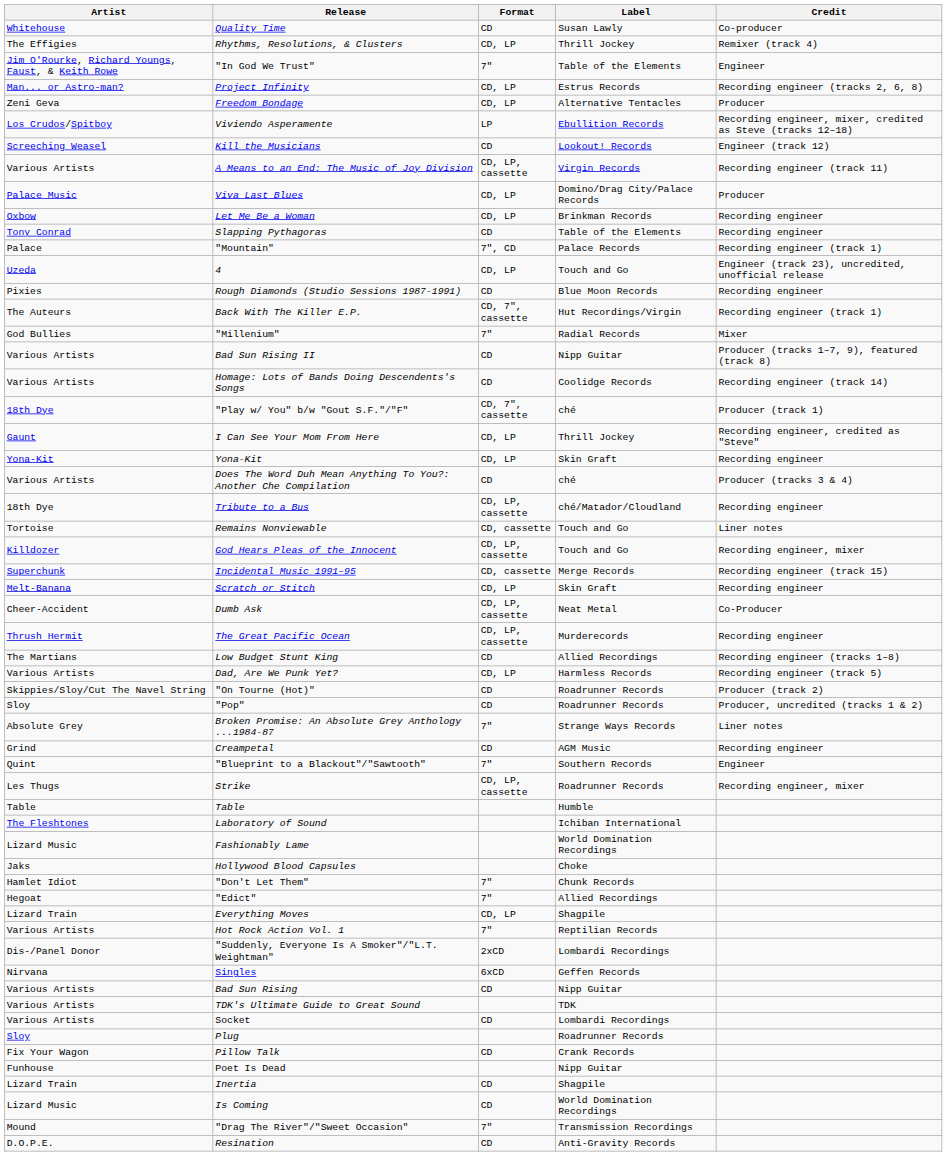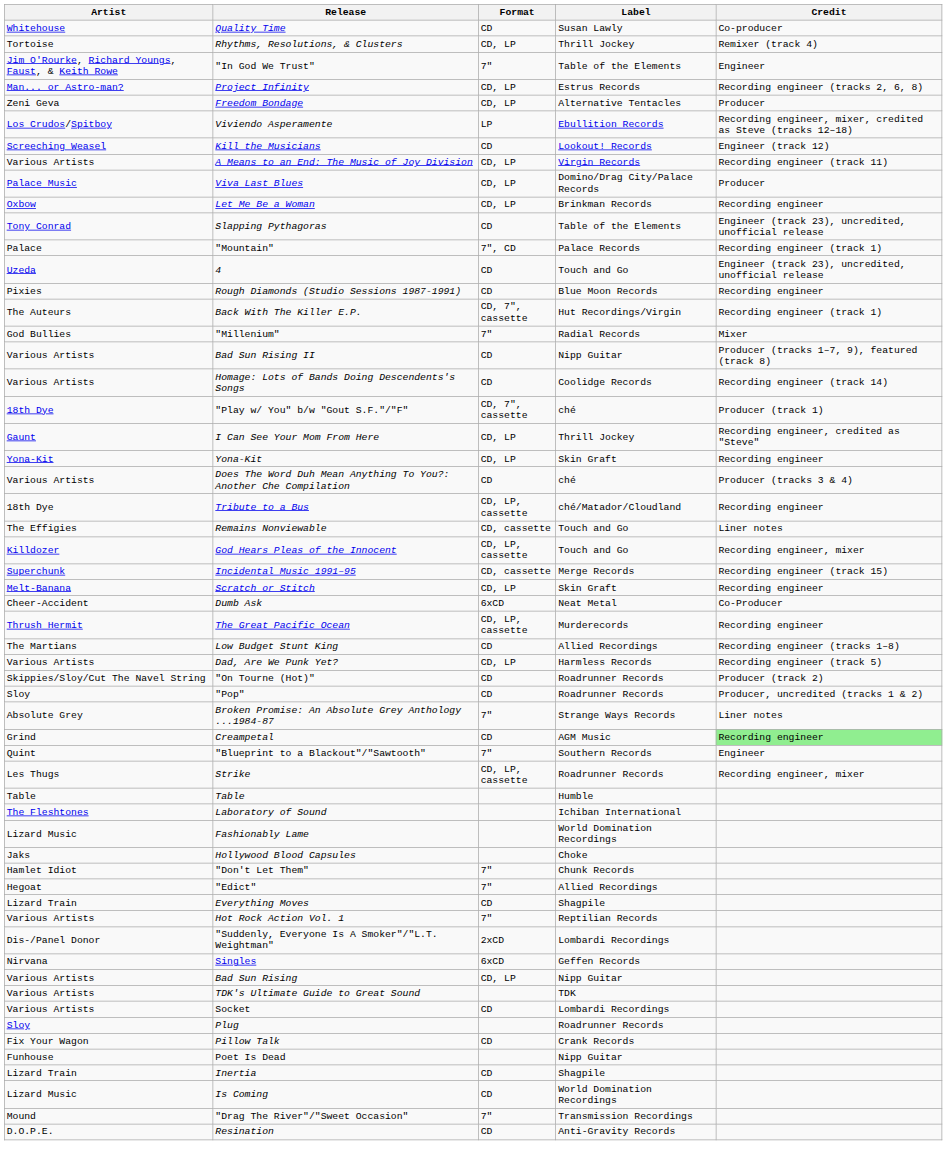(42, 44) The Effigies -> (30, 44) Tortoise
(504, 168) CD, LP, cassette -> (498, 162) CD, LP
(771, 232) Recording engineer -> (812, 226) Engineer (track 23), uncredited, unofficial release
(498, 270) CD, LP -> (487, 270) CD
(30, 529) Tortoise -> (42, 529) The Effigies
(504, 609) CD, LP, cassette -> (492, 604) 6xCD
(771, 748) no background -> (771, 737) lightgreen background
(498, 914) CD, LP -> (487, 903) CD
(487, 989) CD -> (498, 978) CD, LP
